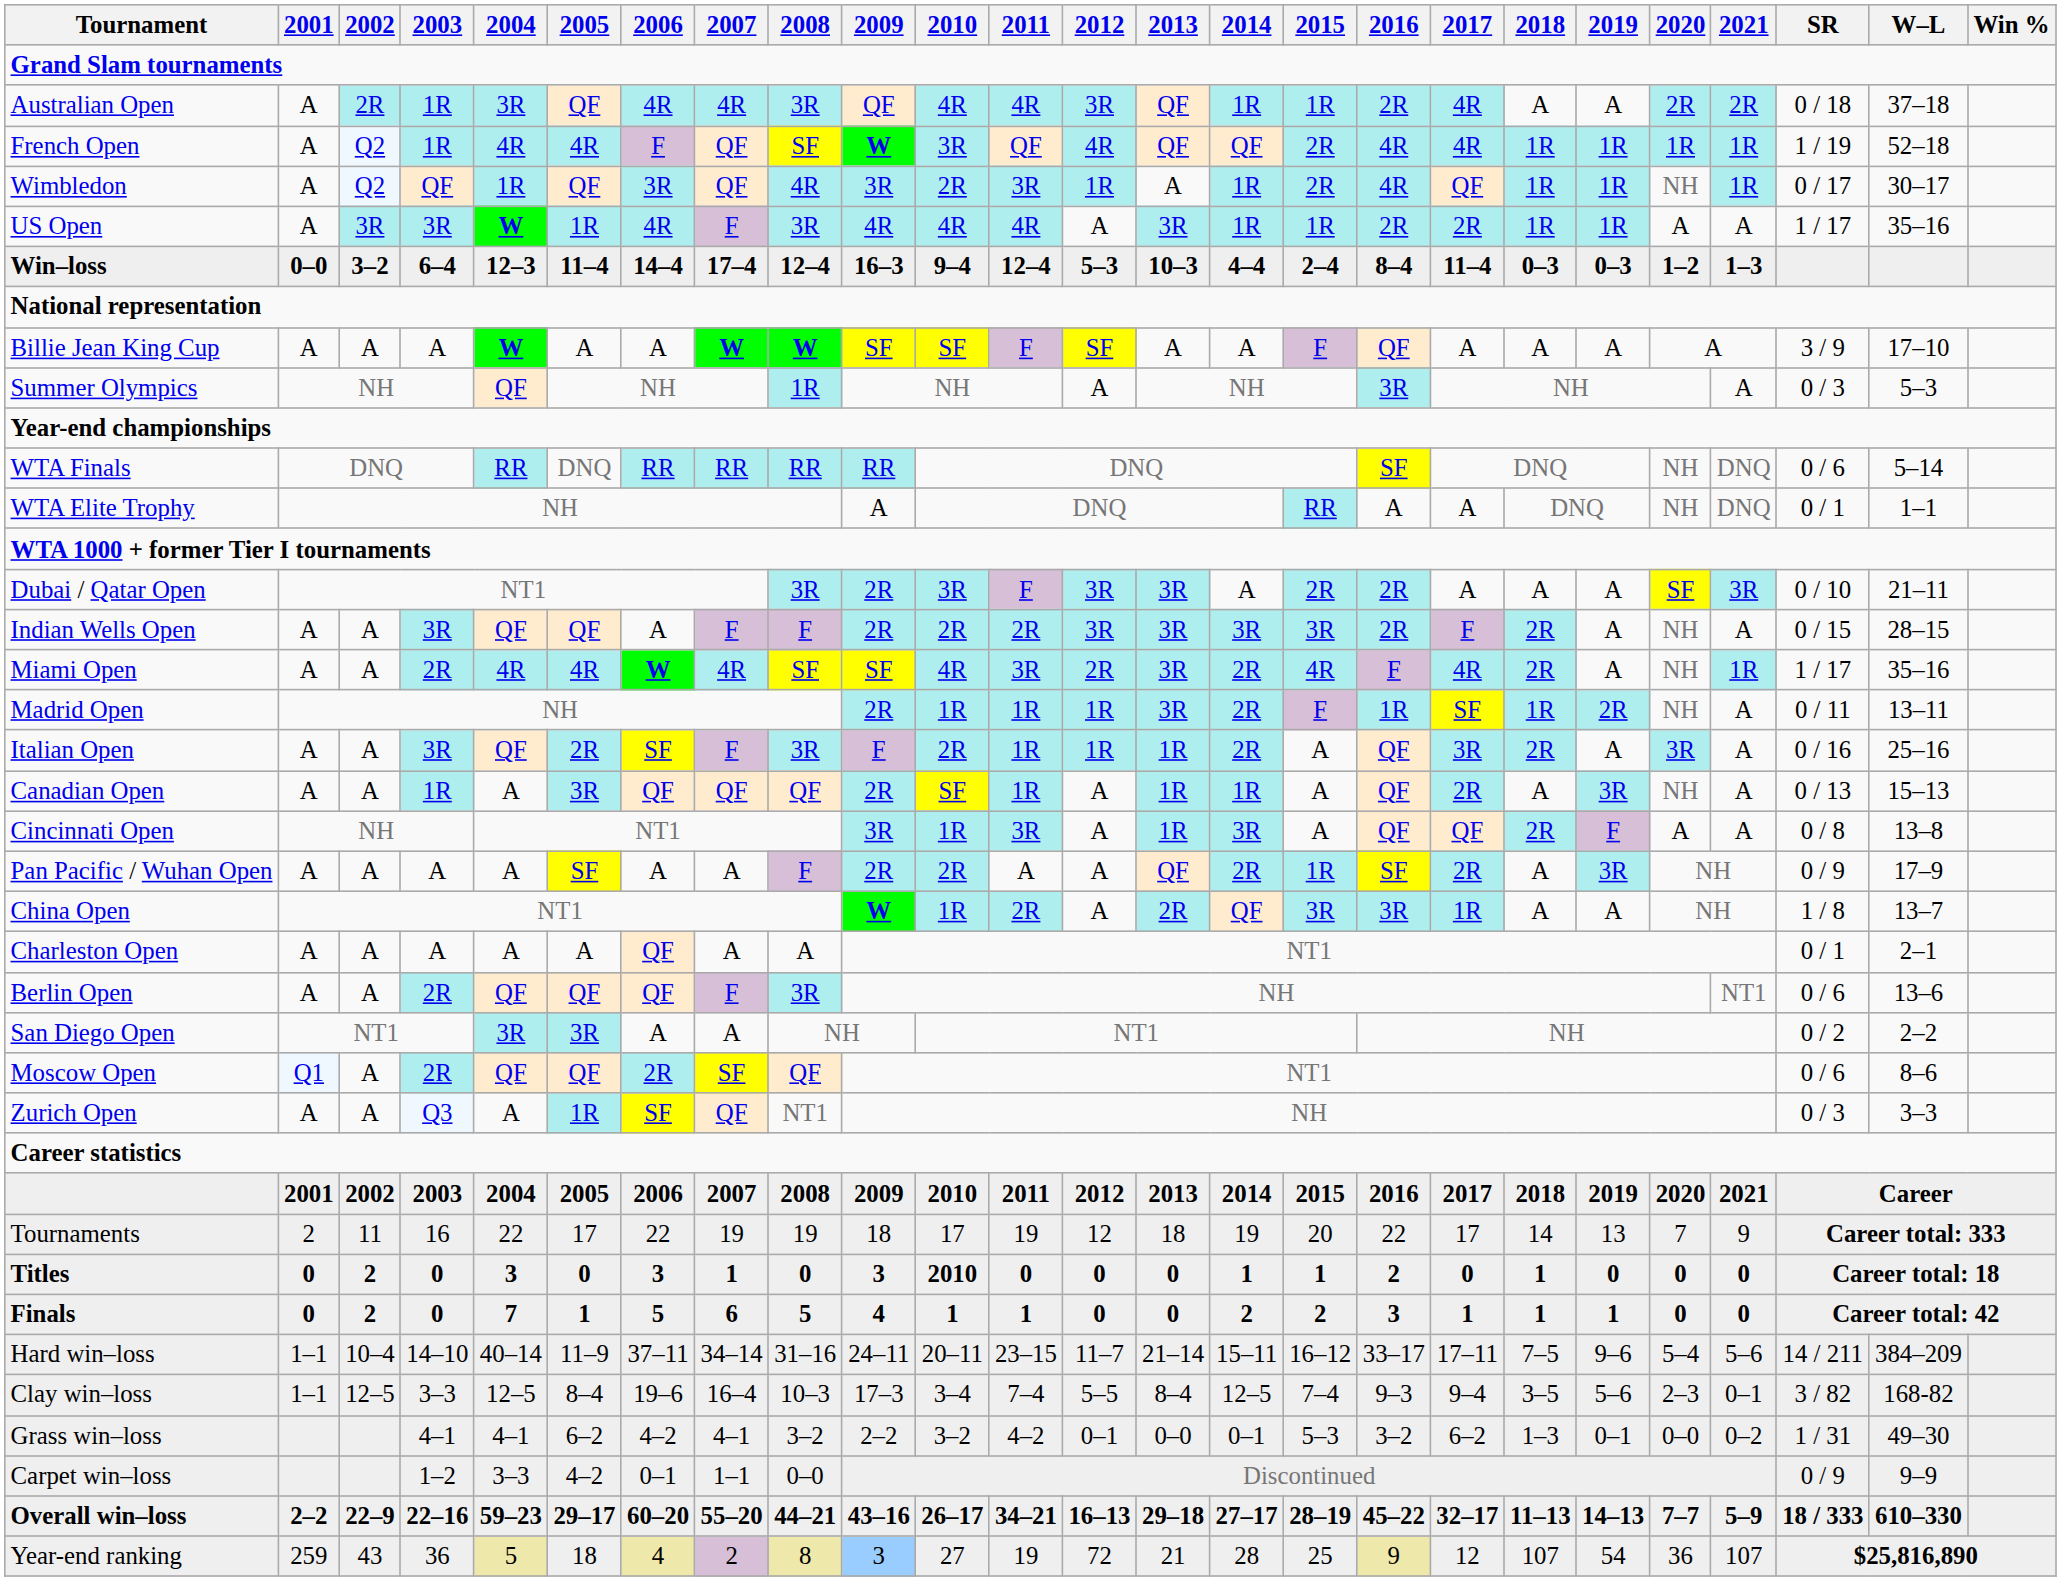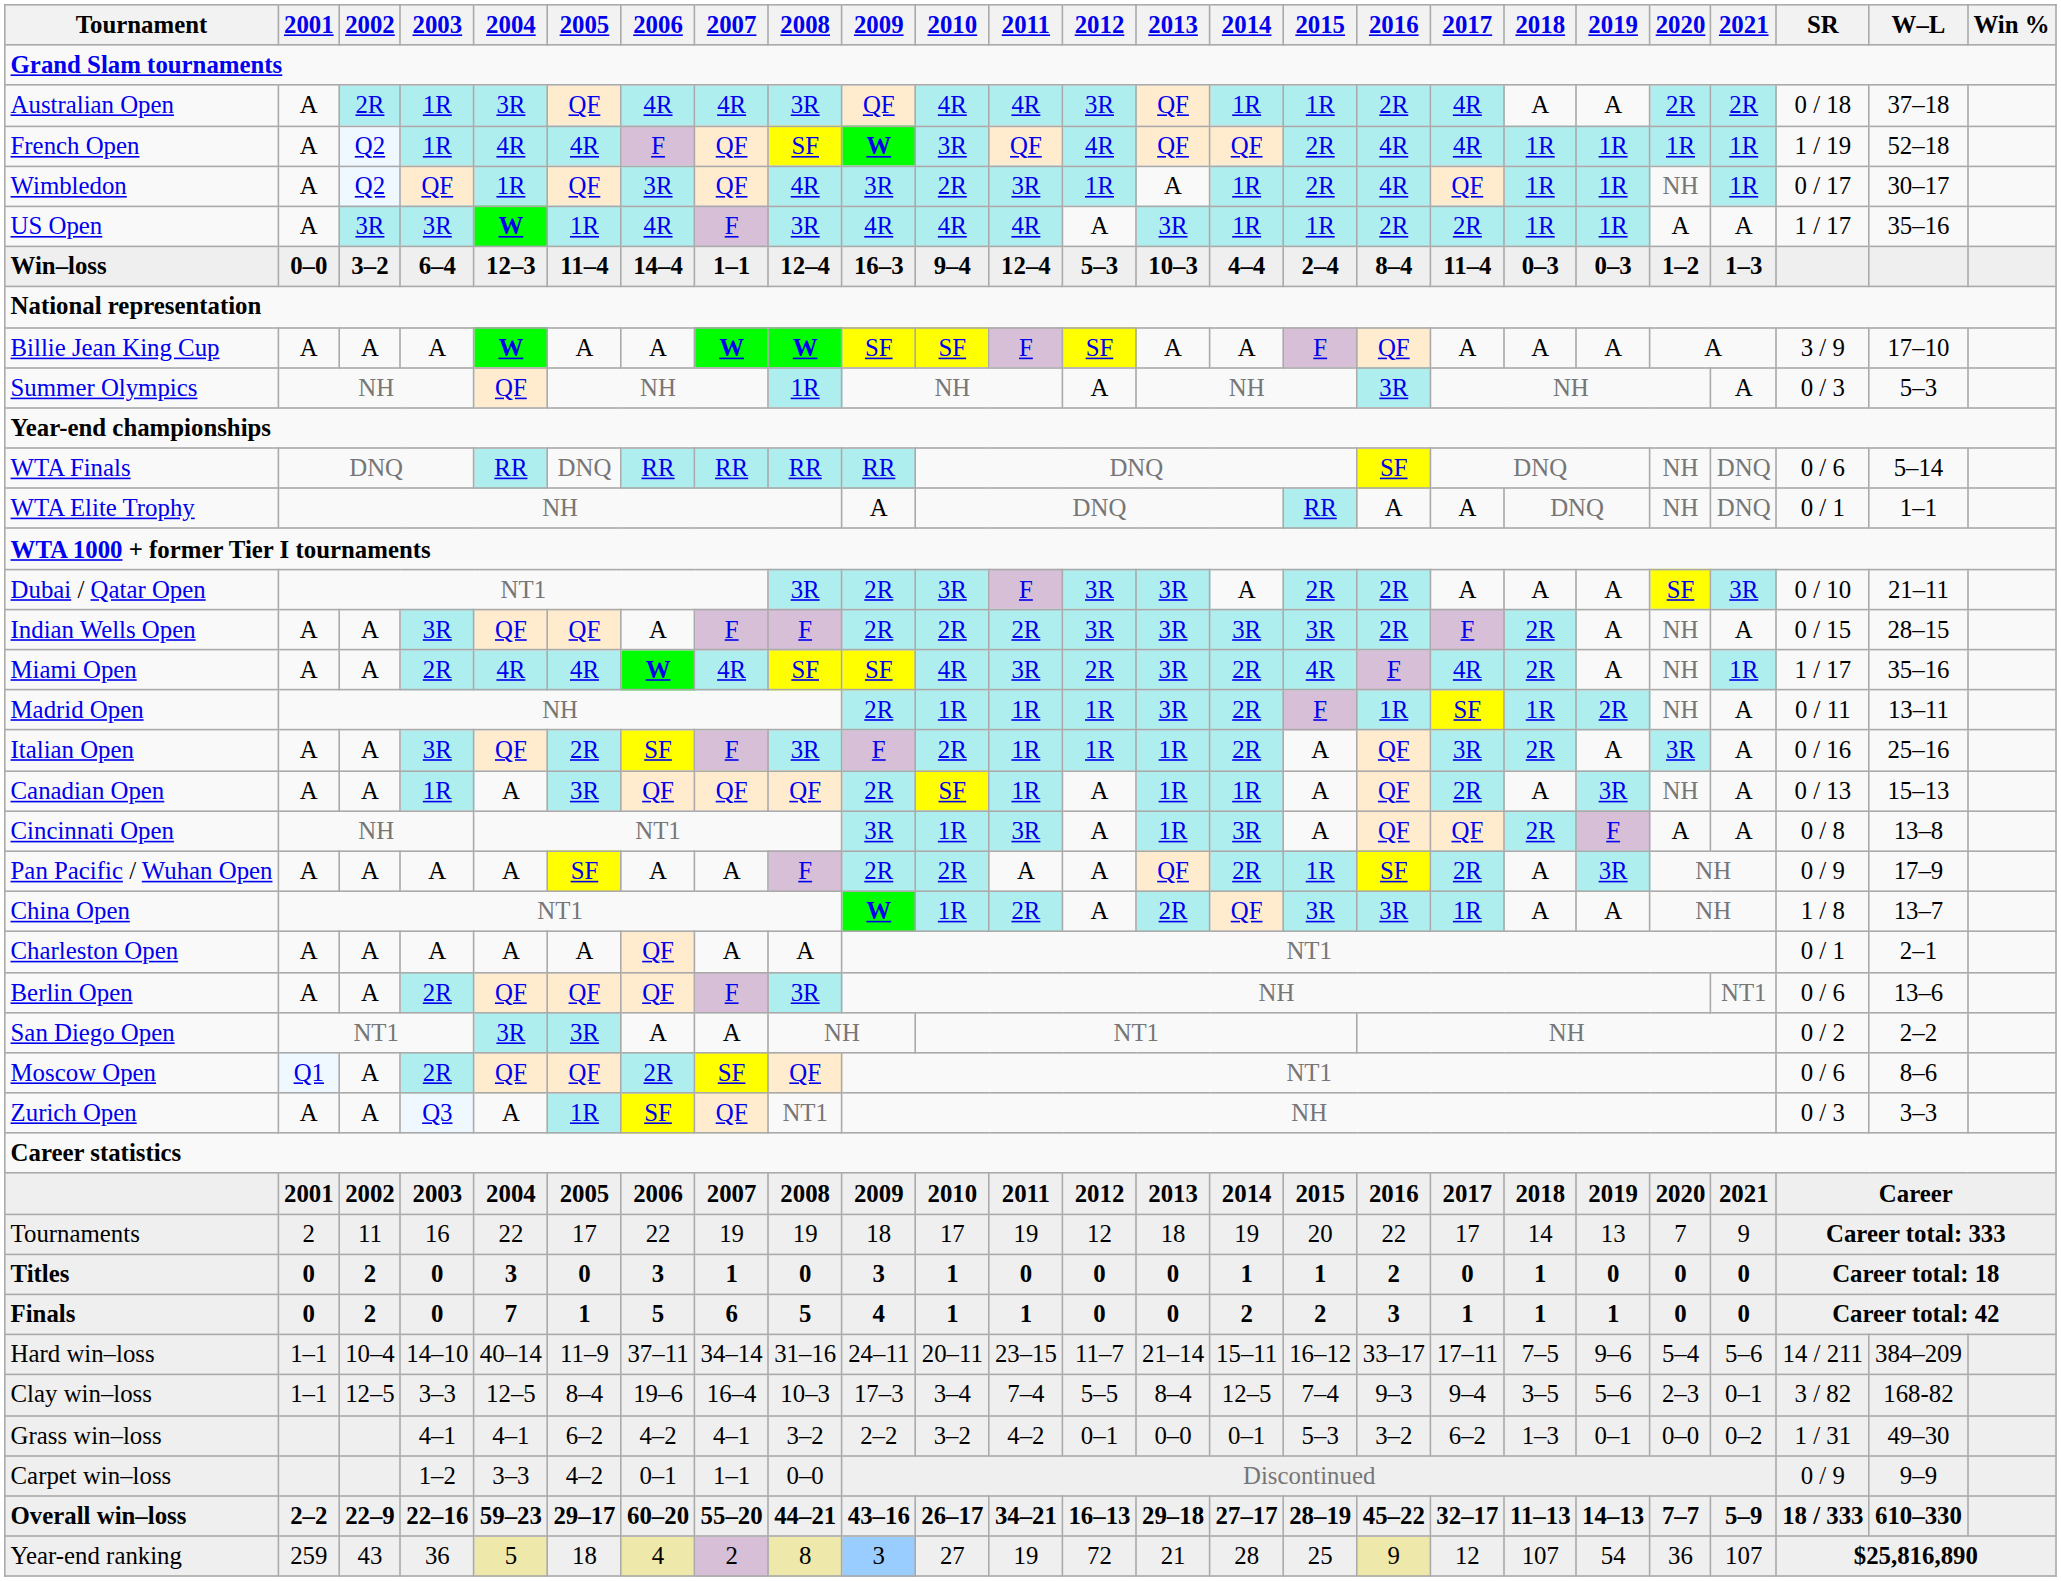(732, 265) 17–4 -> (732, 265) 1–1
(952, 1273) 2010 -> (952, 1273) 1
